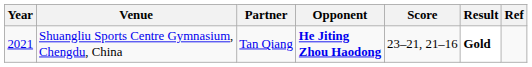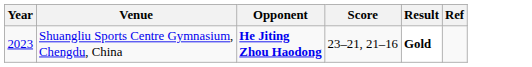- column: (266, 15)
(20, 44) 2021 -> (20, 44) 2023
